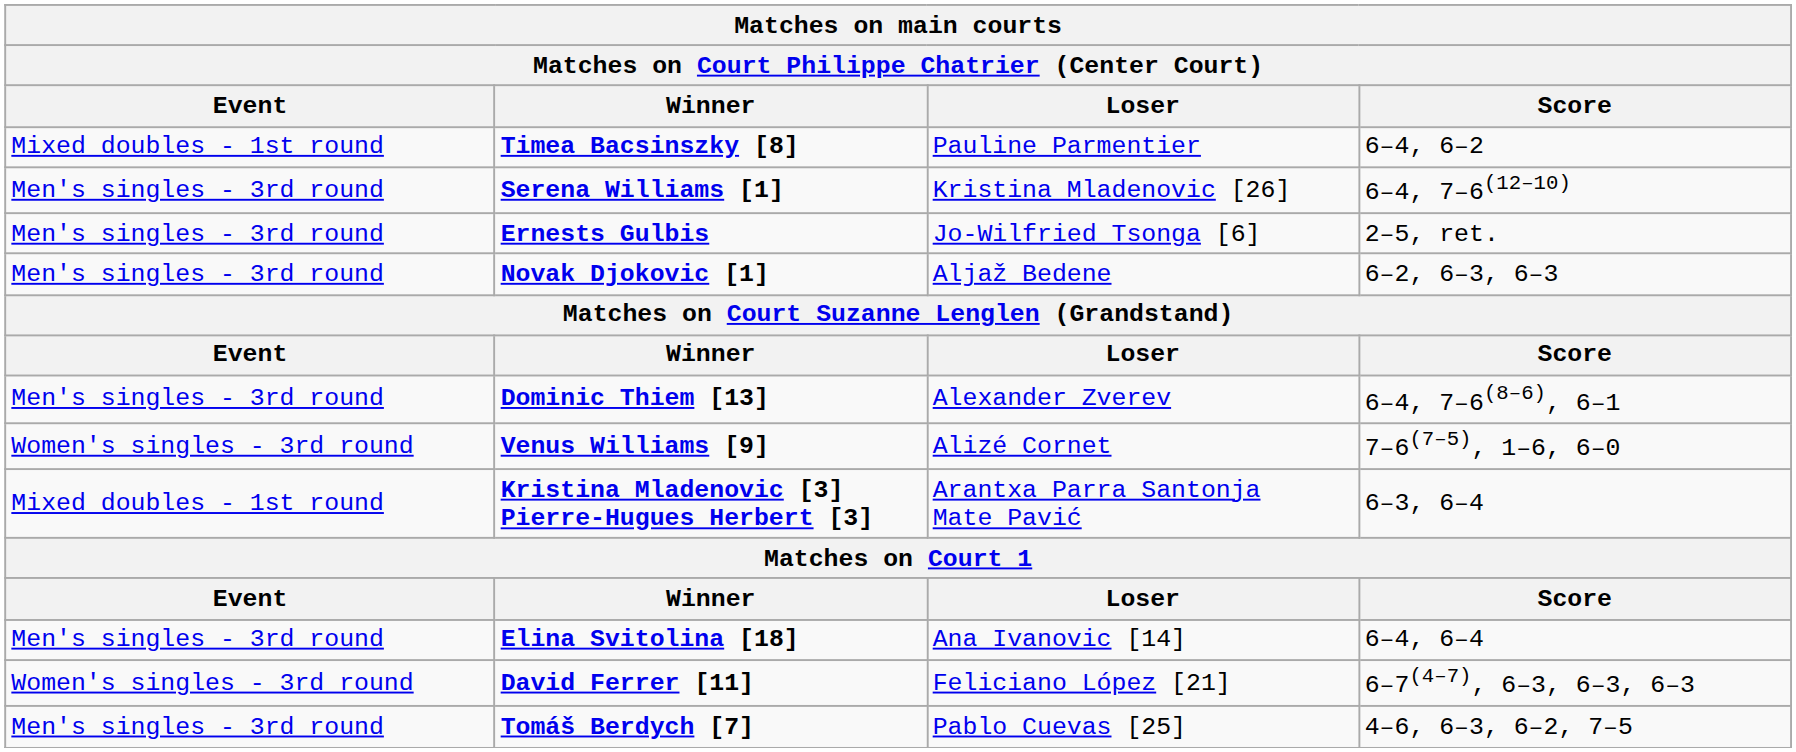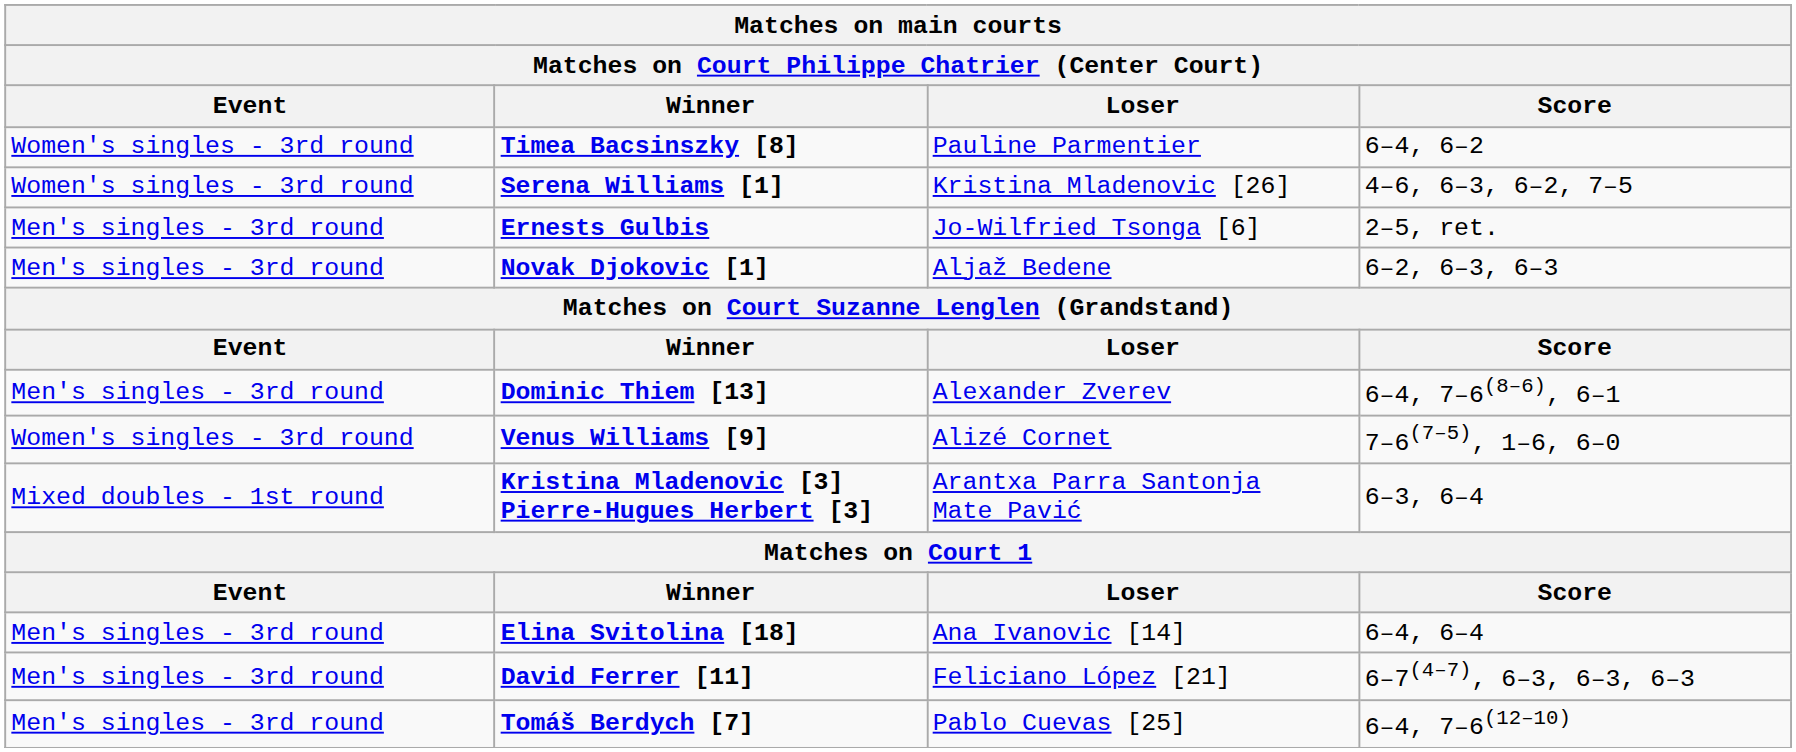(198, 147) Mixed doubles - 1st round -> (213, 147) Women's singles - 3rd round
(198, 190) Men's singles - 3rd round -> (213, 187) Women's singles - 3rd round
(1468, 190) 6–4, 7–6(12–10) -> (1499, 187) 4–6, 6–3, 6–2, 7–5
(213, 683) Women's singles - 3rd round -> (198, 677) Men's singles - 3rd round
(1499, 727) 4–6, 6–3, 6–2, 7–5 -> (1468, 724) 6–4, 7–6(12–10)
